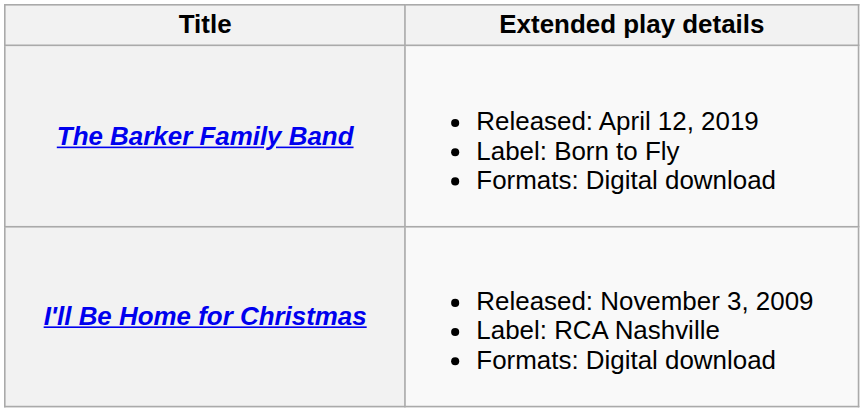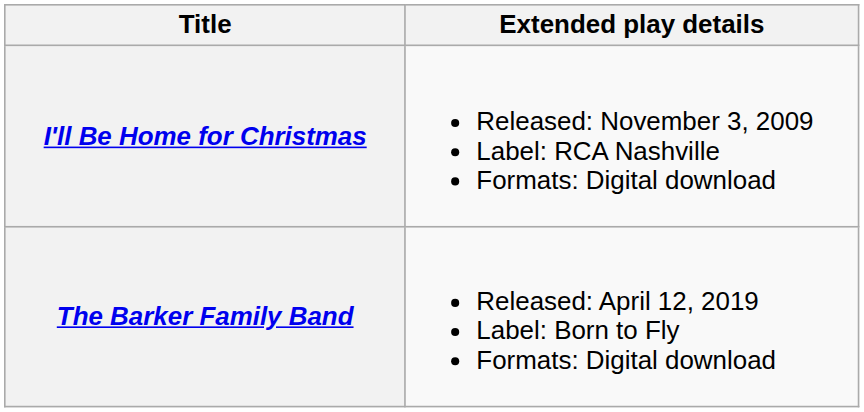rows swapped: (205, 316) <-> (205, 135)
